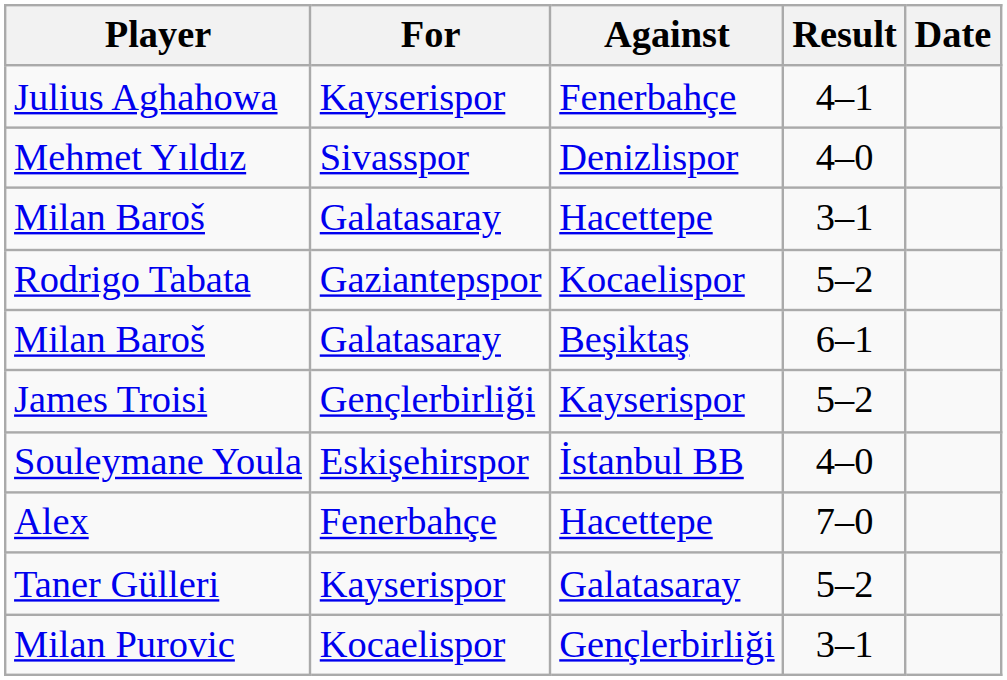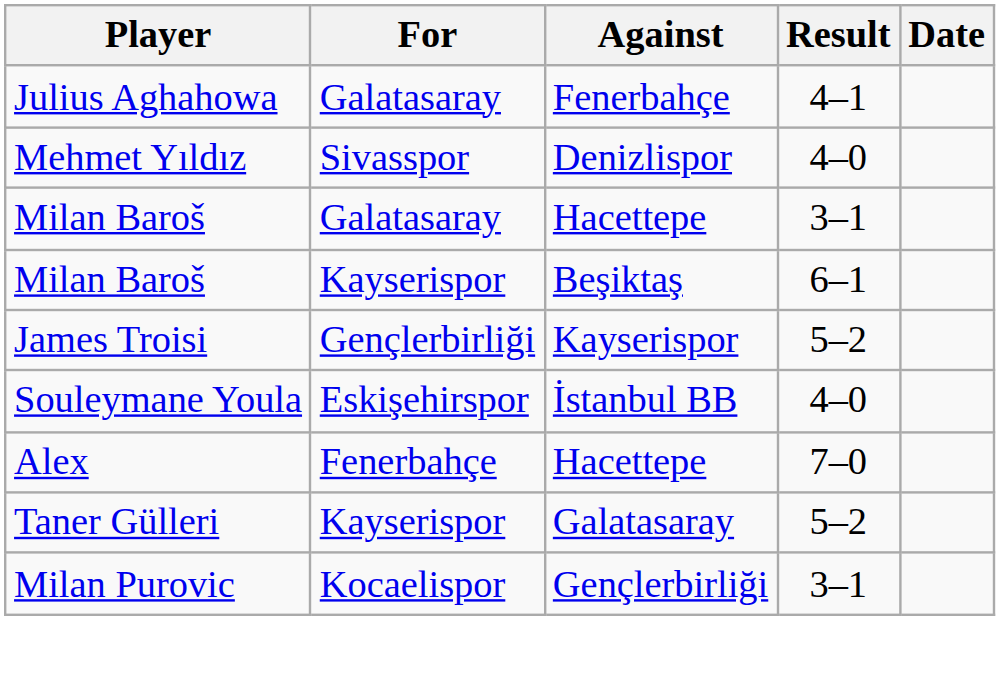(413, 95) Kayserispor -> (410, 95) Galatasaray
- row: (132, 278)
(410, 339) Galatasaray -> (413, 278) Kayserispor
